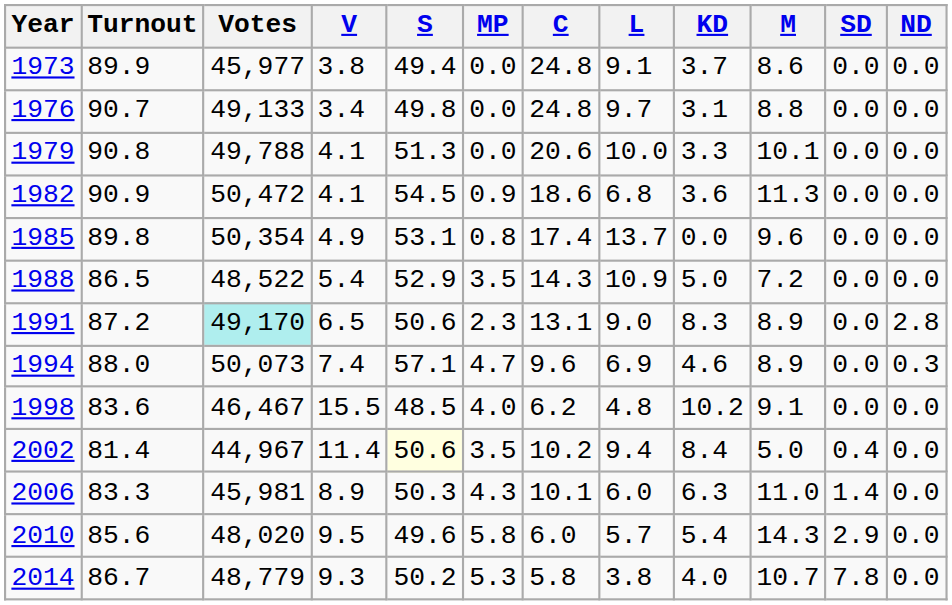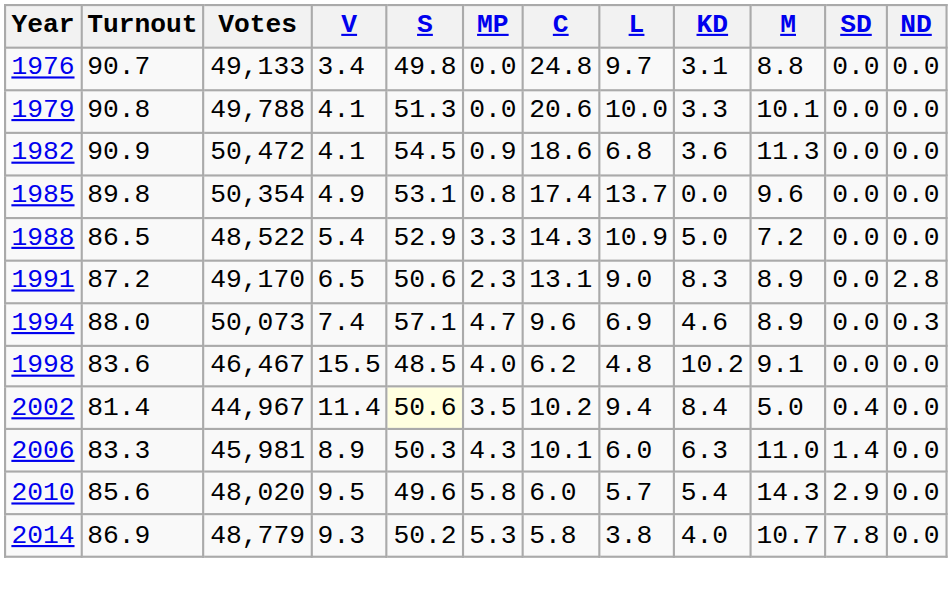- row: (43, 69)
(493, 281) 3.5 -> (493, 239) 3.3
(258, 324) paleturquoise background -> (258, 281) no background
(119, 579) 86.7 -> (119, 536) 86.9
